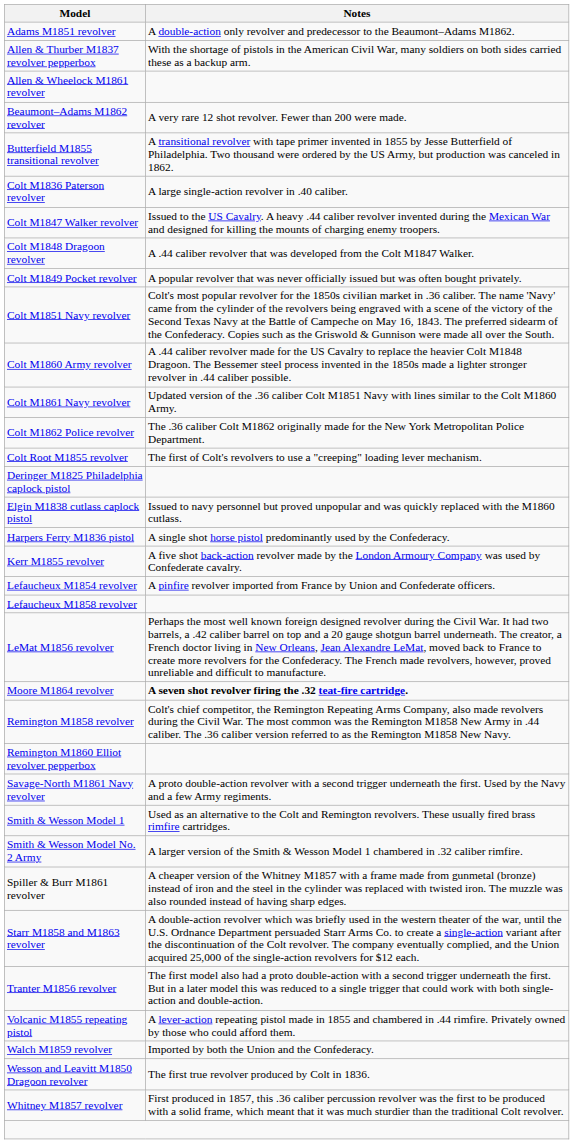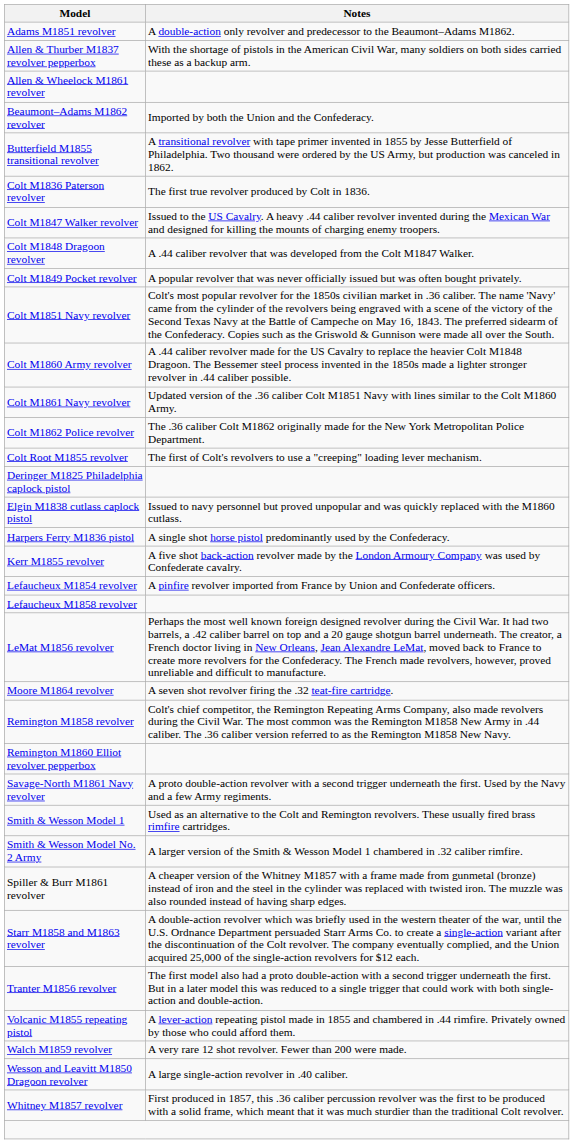(277, 117) A very rare 12 shot revolver. Fewer than 200 were made. -> (261, 117) Imported by both the Union and the Confederacy.
(248, 191) A large single-action revolver in .40 caliber. -> (259, 191) The first true revolver produced by Colt in 1836.
(278, 691) bold -> (271, 691) normal
(261, 1050) Imported by both the Union and the Confederacy. -> (277, 1050) A very rare 12 shot revolver. Fewer than 200 were made.
(259, 1074) The first true revolver produced by Colt in 1836. -> (248, 1074) A large single-action revolver in .40 caliber.
